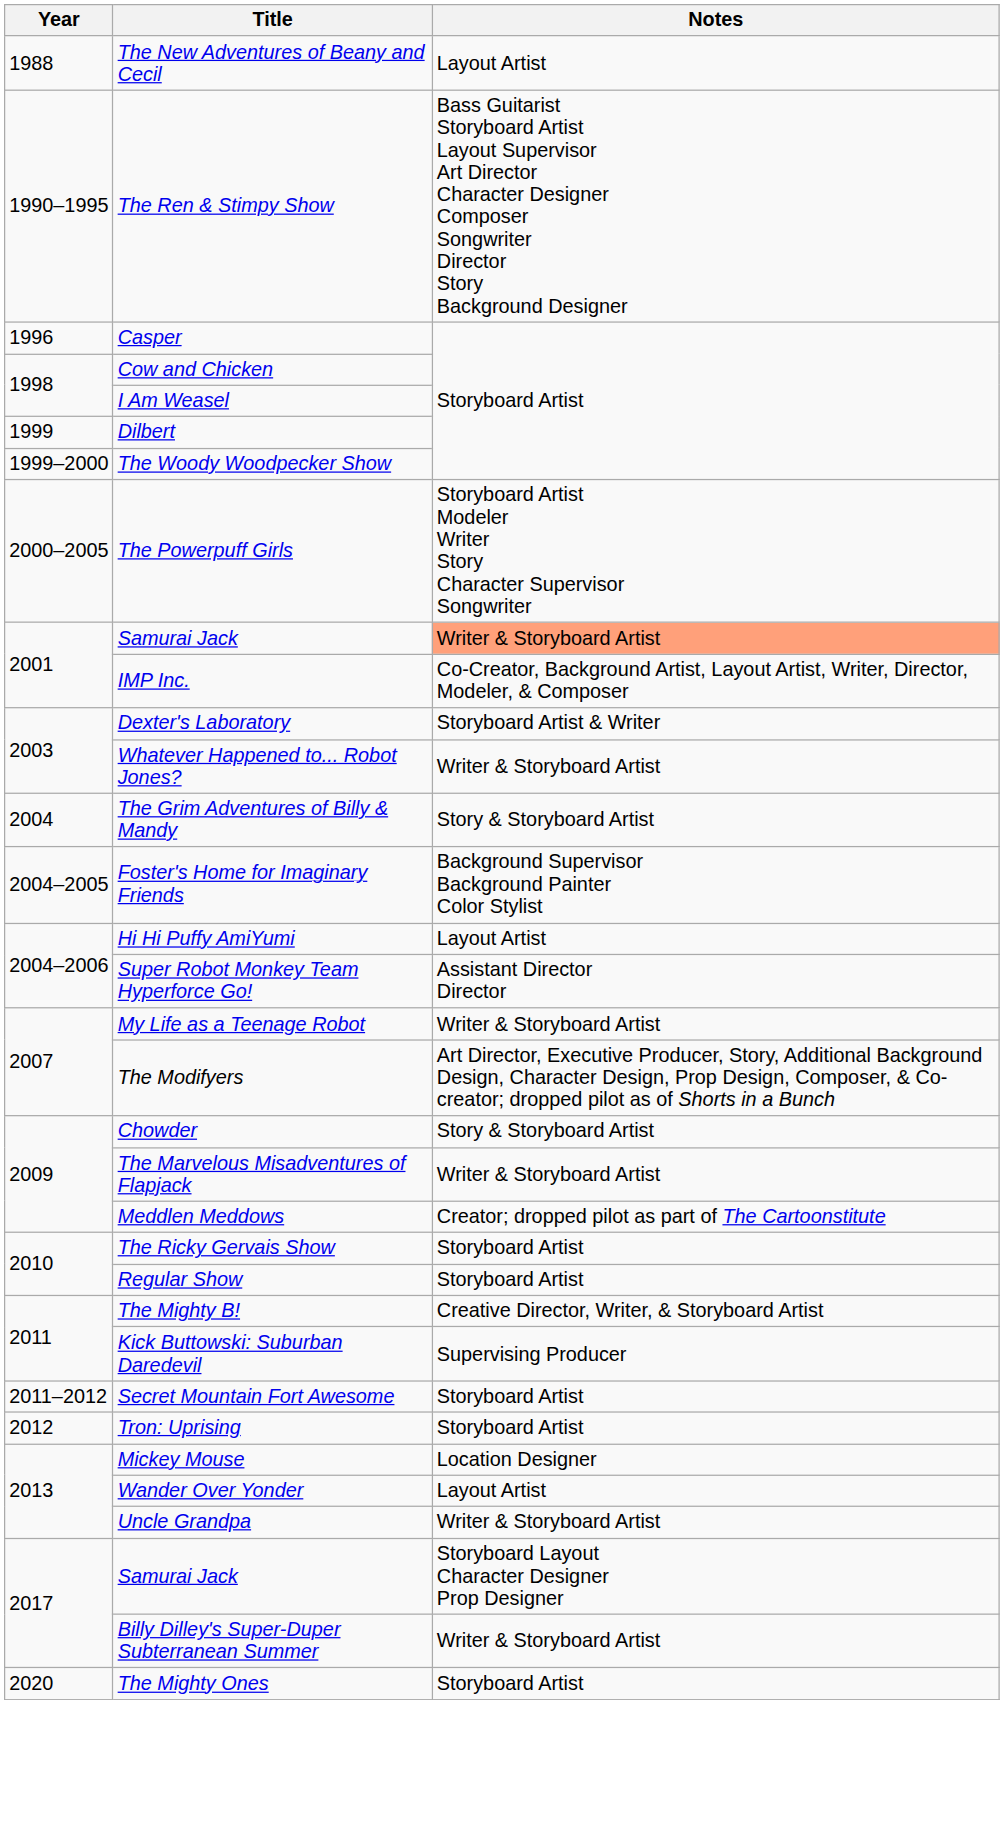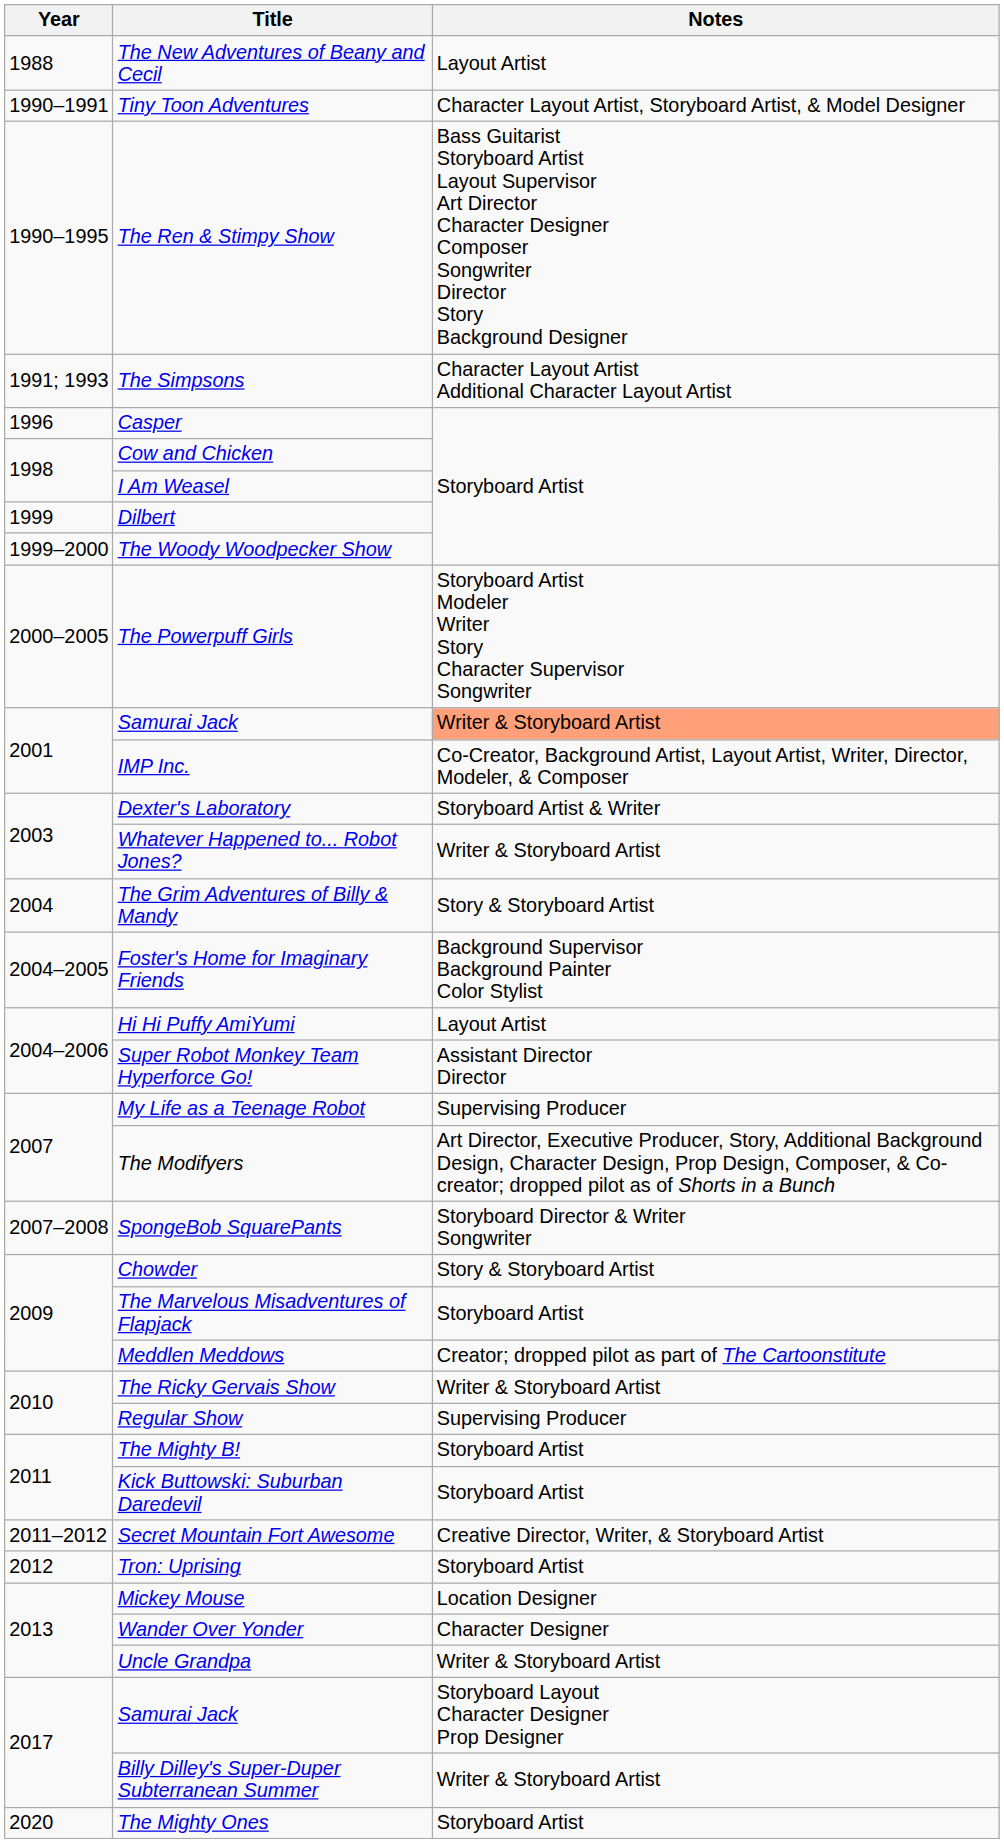+ row: (59, 105)
+ row: (59, 380)
(549, 1023) Writer & Storyboard Artist -> (532, 1109) Supervising Producer
+ row: (59, 1227)
(549, 1174) Writer & Storyboard Artist -> (510, 1313) Storyboard Artist
(510, 1248) Storyboard Artist -> (549, 1387) Writer & Storyboard Artist
(510, 1279) Storyboard Artist -> (532, 1418) Supervising Producer
(630, 1311) Creative Director, Writer, & Storyboard Artist -> (510, 1450) Storyboard Artist
(532, 1353) Supervising Producer -> (510, 1492) Storyboard Artist
(510, 1396) Storyboard Artist -> (630, 1535) Creative Director, Writer, & Storyboard Artist
(491, 1490) Layout Artist -> (523, 1629) Character Designer
